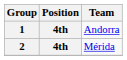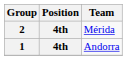rows swapped: (22, 30) <-> (22, 47)
